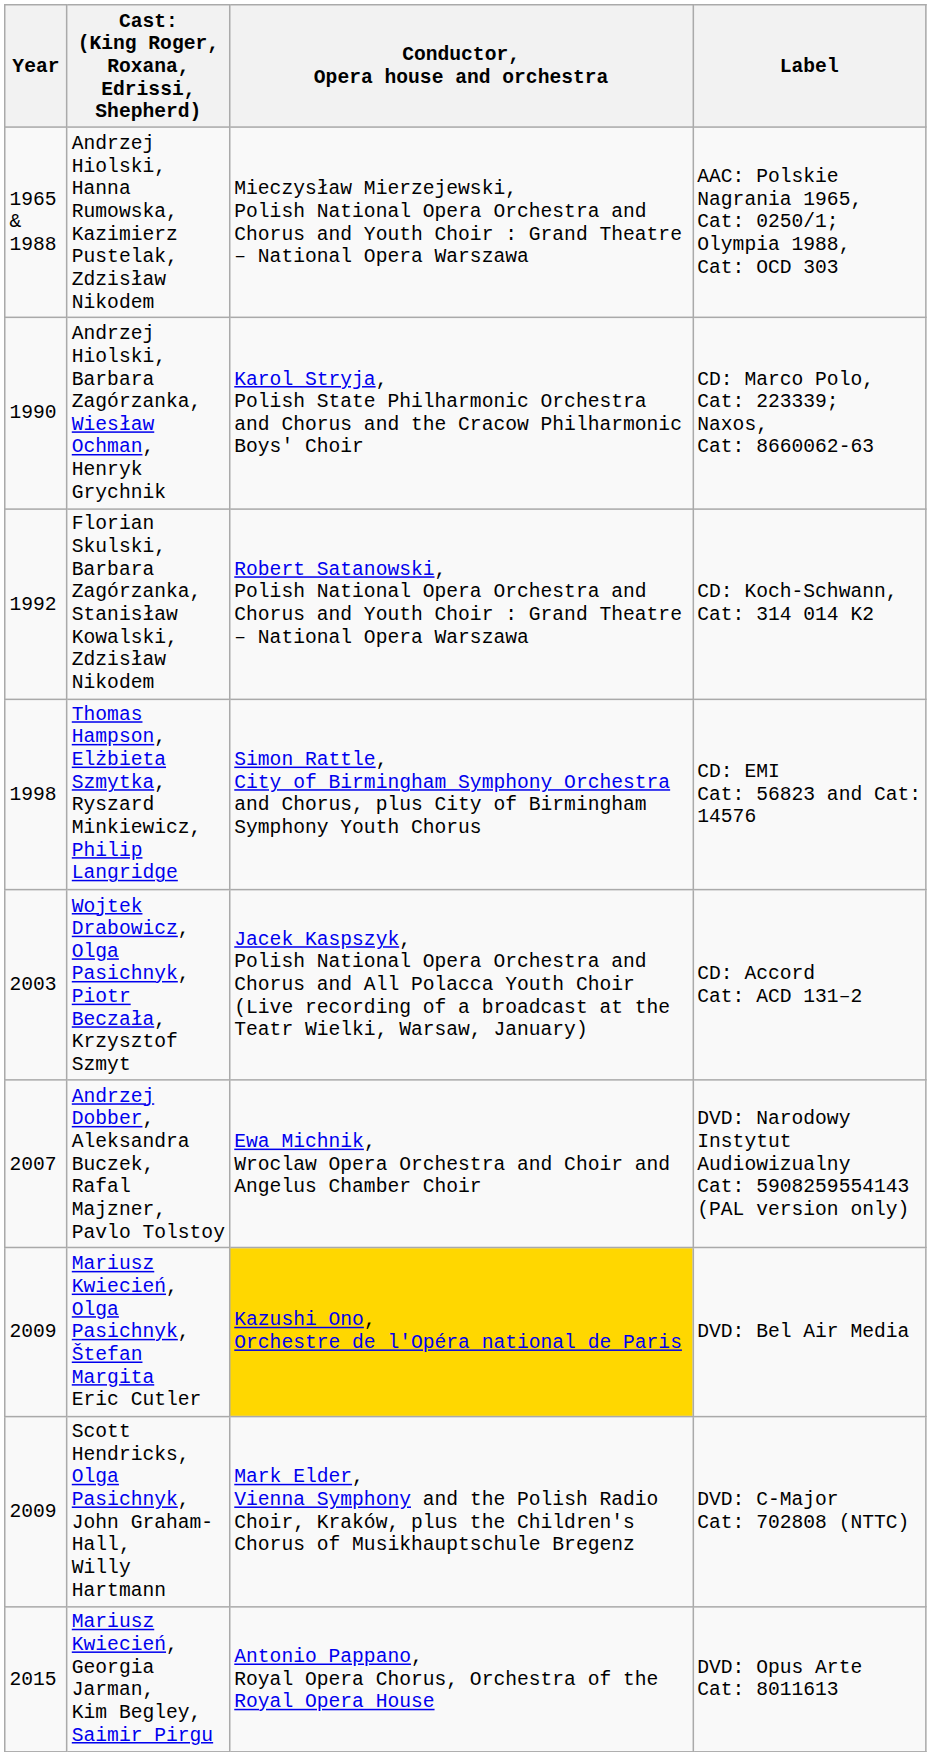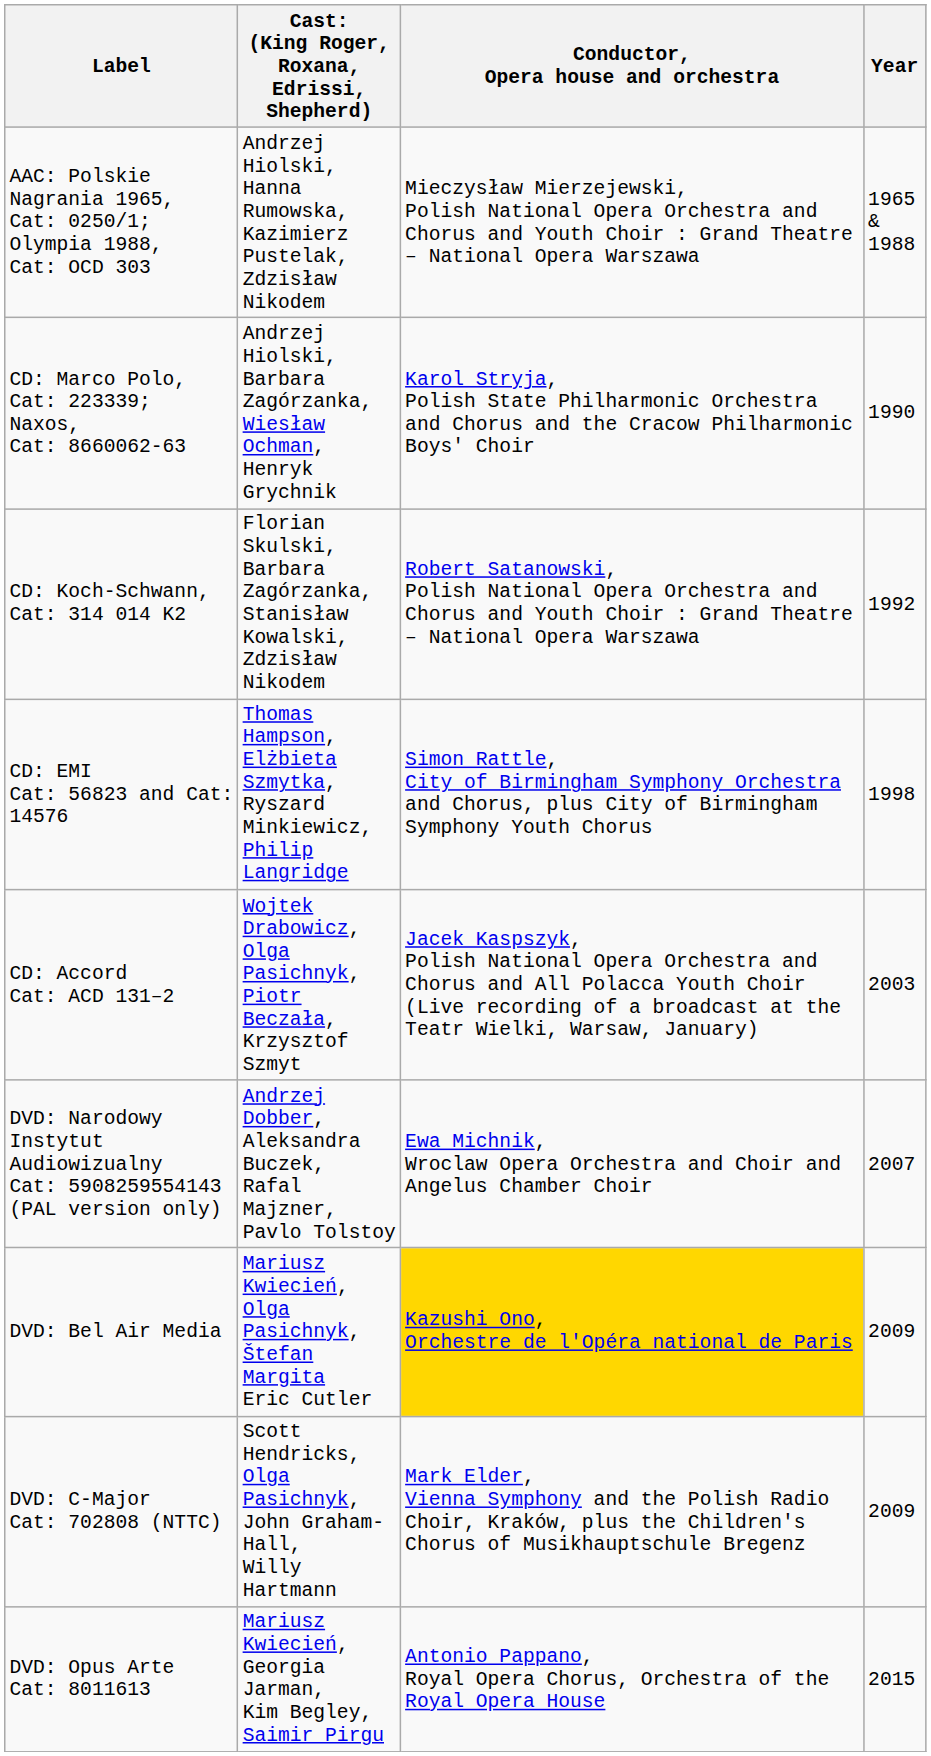columns swapped: (36, 66) <-> (809, 66)
